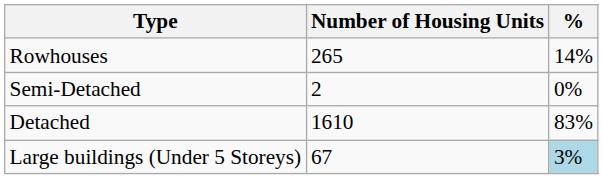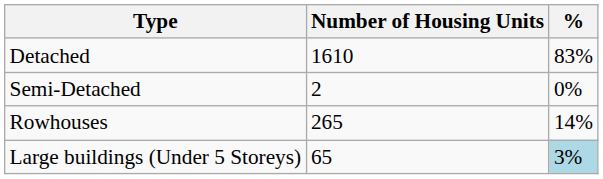rows swapped: (59, 55) <-> (50, 122)
(322, 156) 67 -> (322, 156) 65
